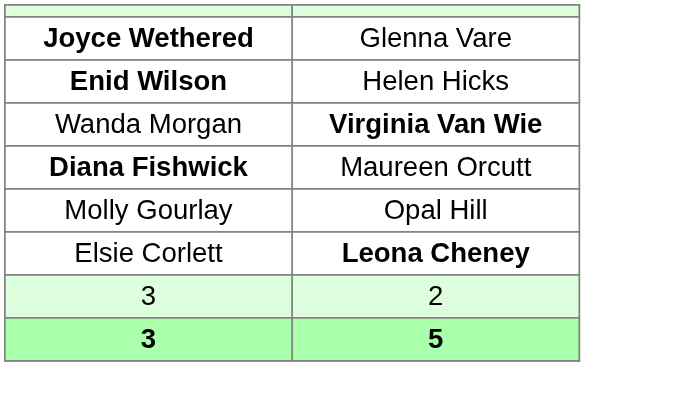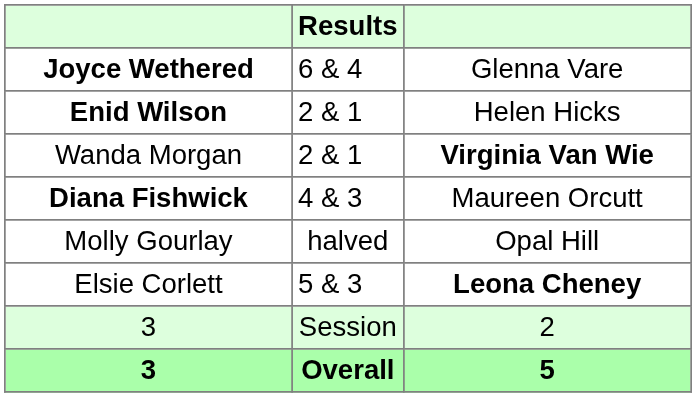+ column: (348, 25)
